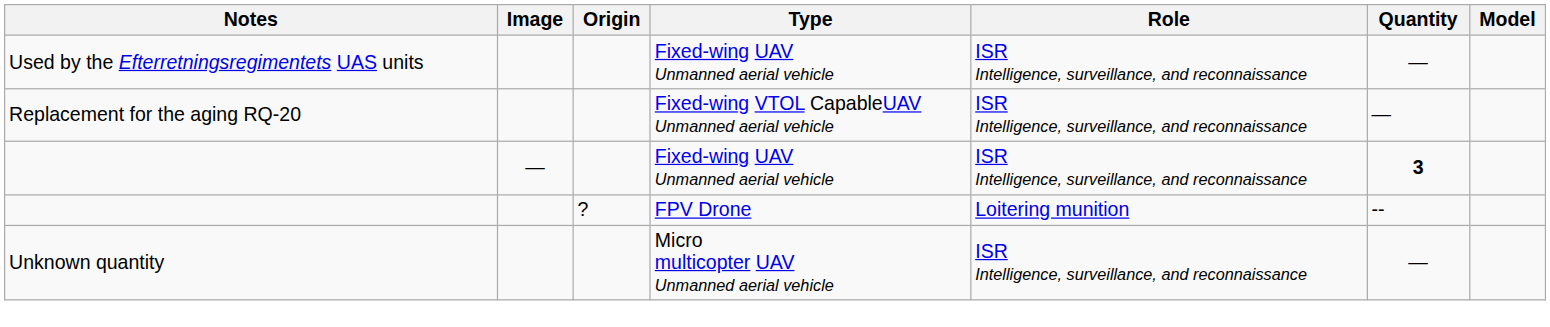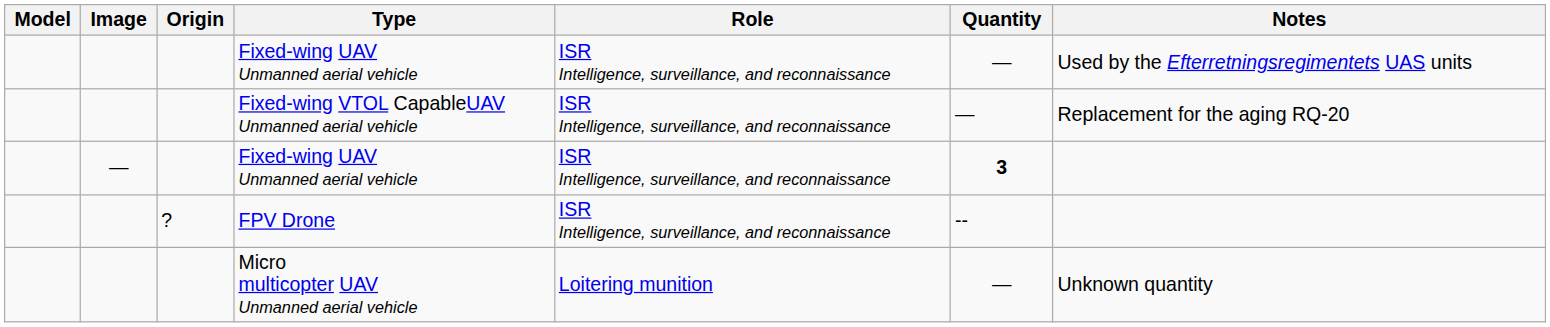columns swapped: (1507, 19) <-> (251, 19)
(1052, 209) Loitering munition -> (725, 220) ISR Intelligence, surveillance, and reconnaissance
(1141, 262) ISR Intelligence, surveillance, and reconnaissance -> (636, 284) Loitering munition
